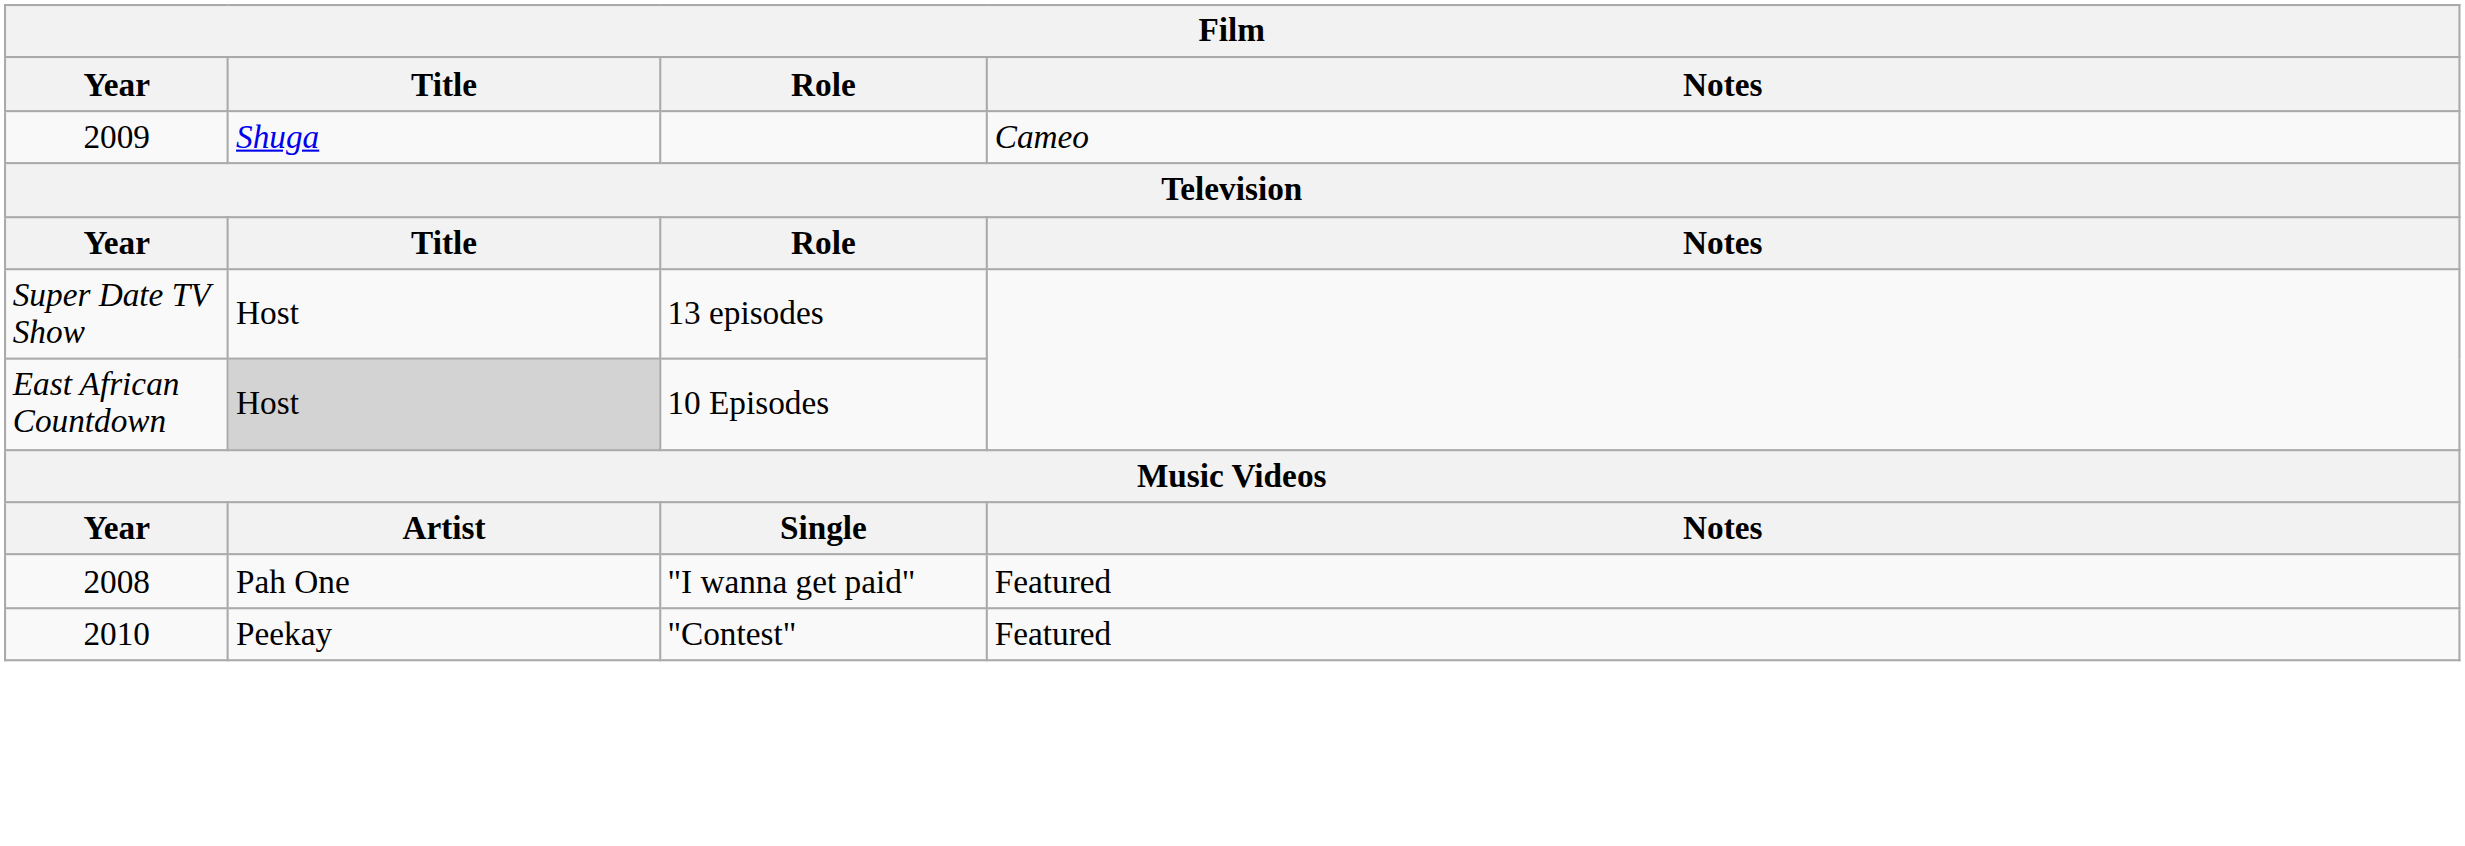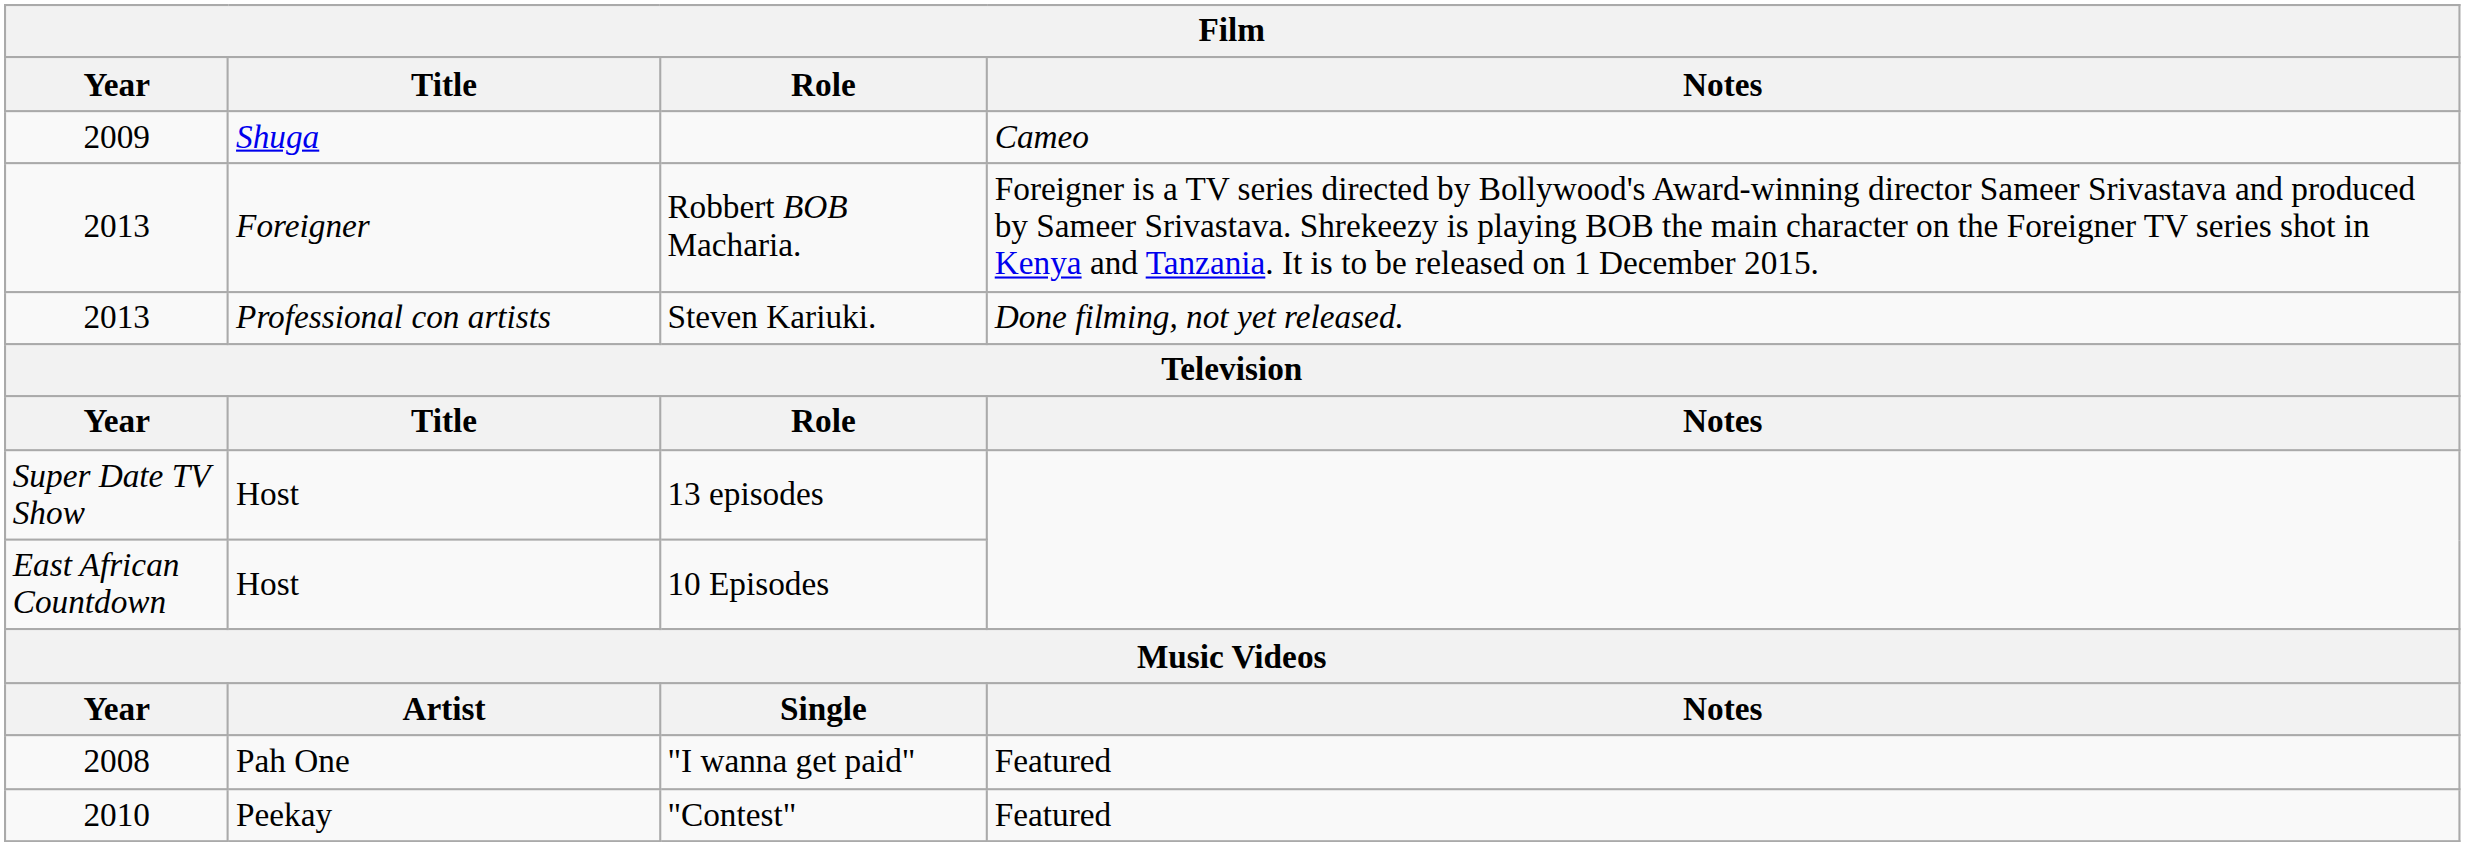+ row: (758, 226)
+ row: (772, 316)
(267, 403) lightgrey background -> (267, 584) no background
